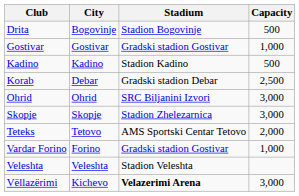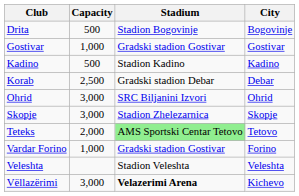columns swapped: (94, 13) <-> (272, 13)
(184, 132) no background -> (180, 132) lightgreen background
